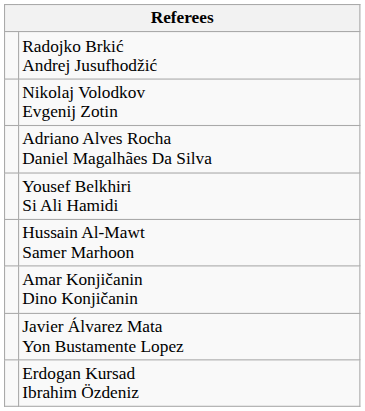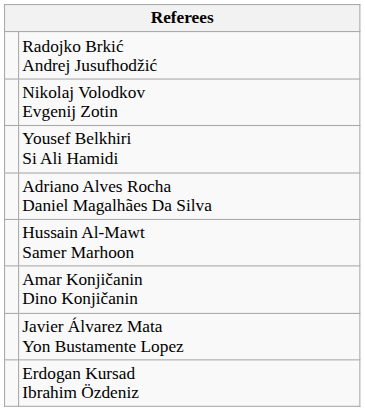rows swapped: (77, 195) <-> (117, 149)
